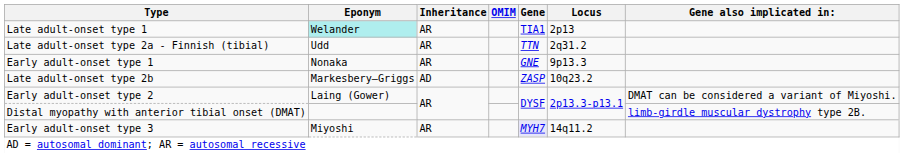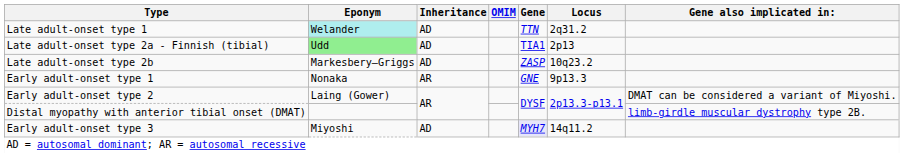(425, 29) AR -> (425, 29) AD
(533, 29) TIA1 -> (530, 29) TTN
(562, 29) 2p13 -> (568, 29) 2q31.2
(320, 46) no background -> (320, 46) lightgreen background
(425, 46) AR -> (425, 46) AD
(530, 46) TTN -> (533, 46) TIA1
(568, 46) 2q31.2 -> (562, 46) 2p13
rows swapped: (80, 79) <-> (80, 62)
(425, 128) AR -> (425, 128) AD
